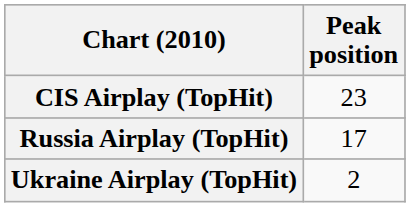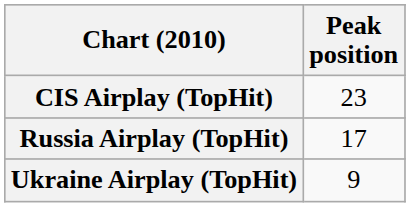(354, 179) 2 -> (354, 179) 9
